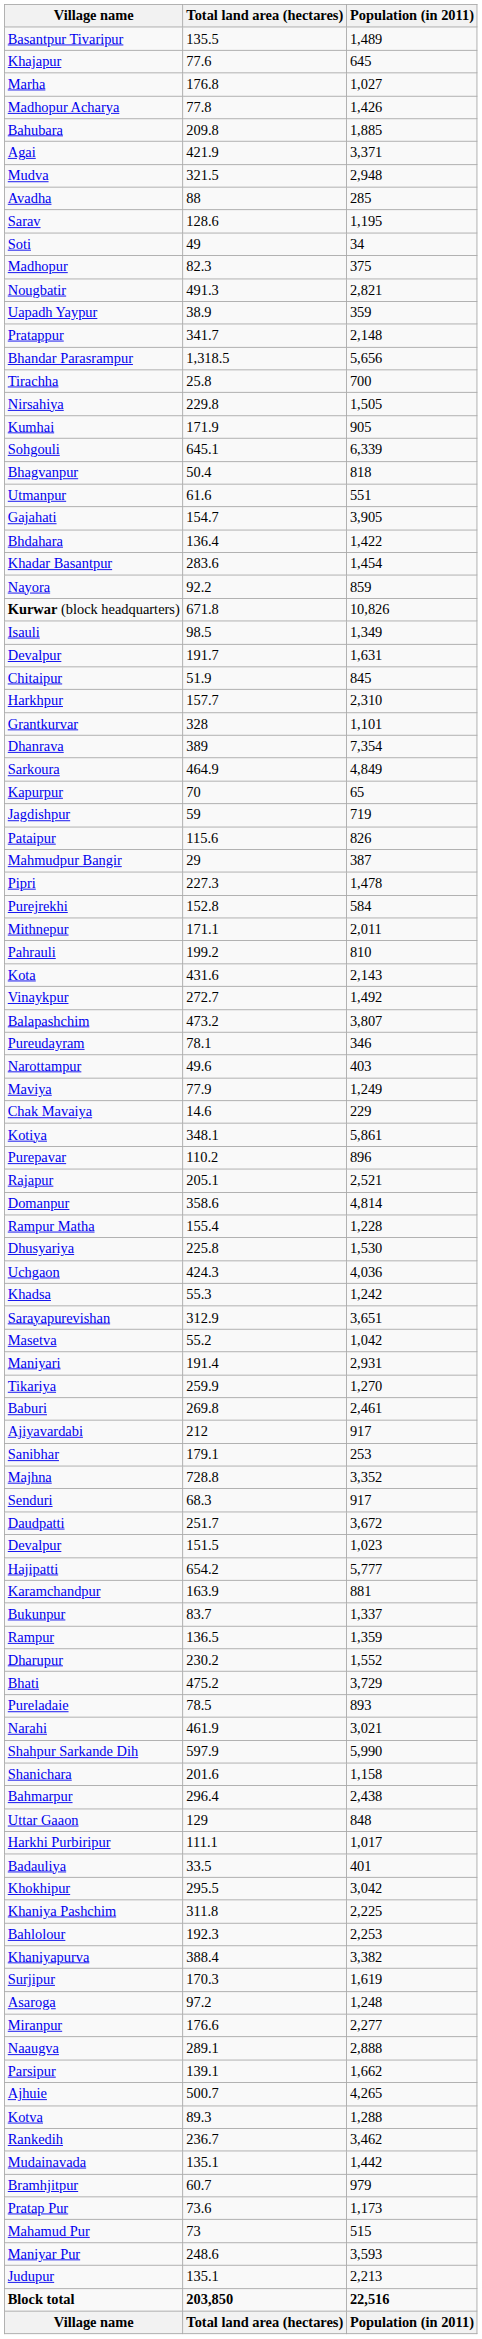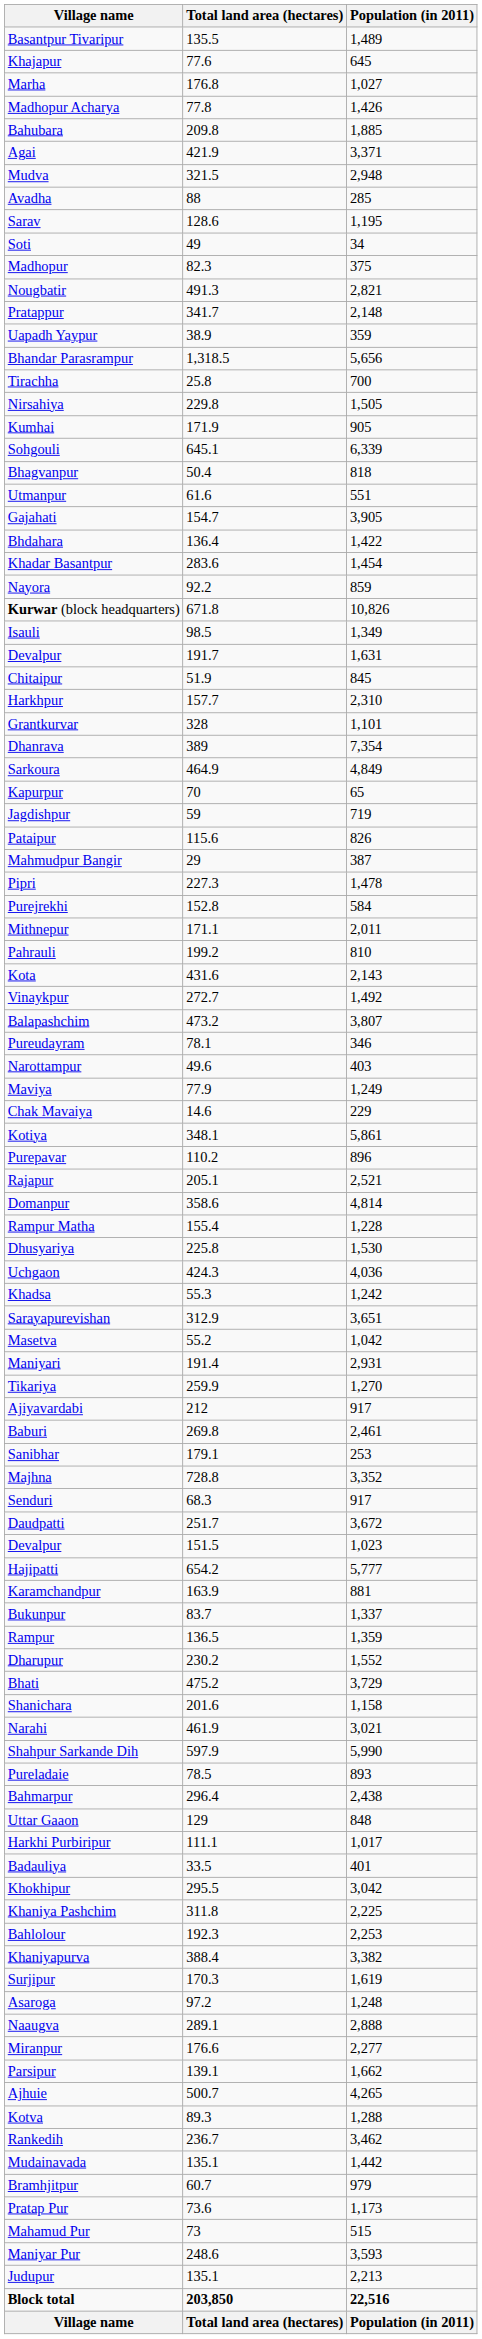rows swapped: (53, 312) <-> (36, 335)
rows swapped: (27, 1409) <-> (45, 1431)
rows swapped: (40, 1774) <-> (38, 1705)
rows swapped: (33, 2048) <-> (35, 2025)
